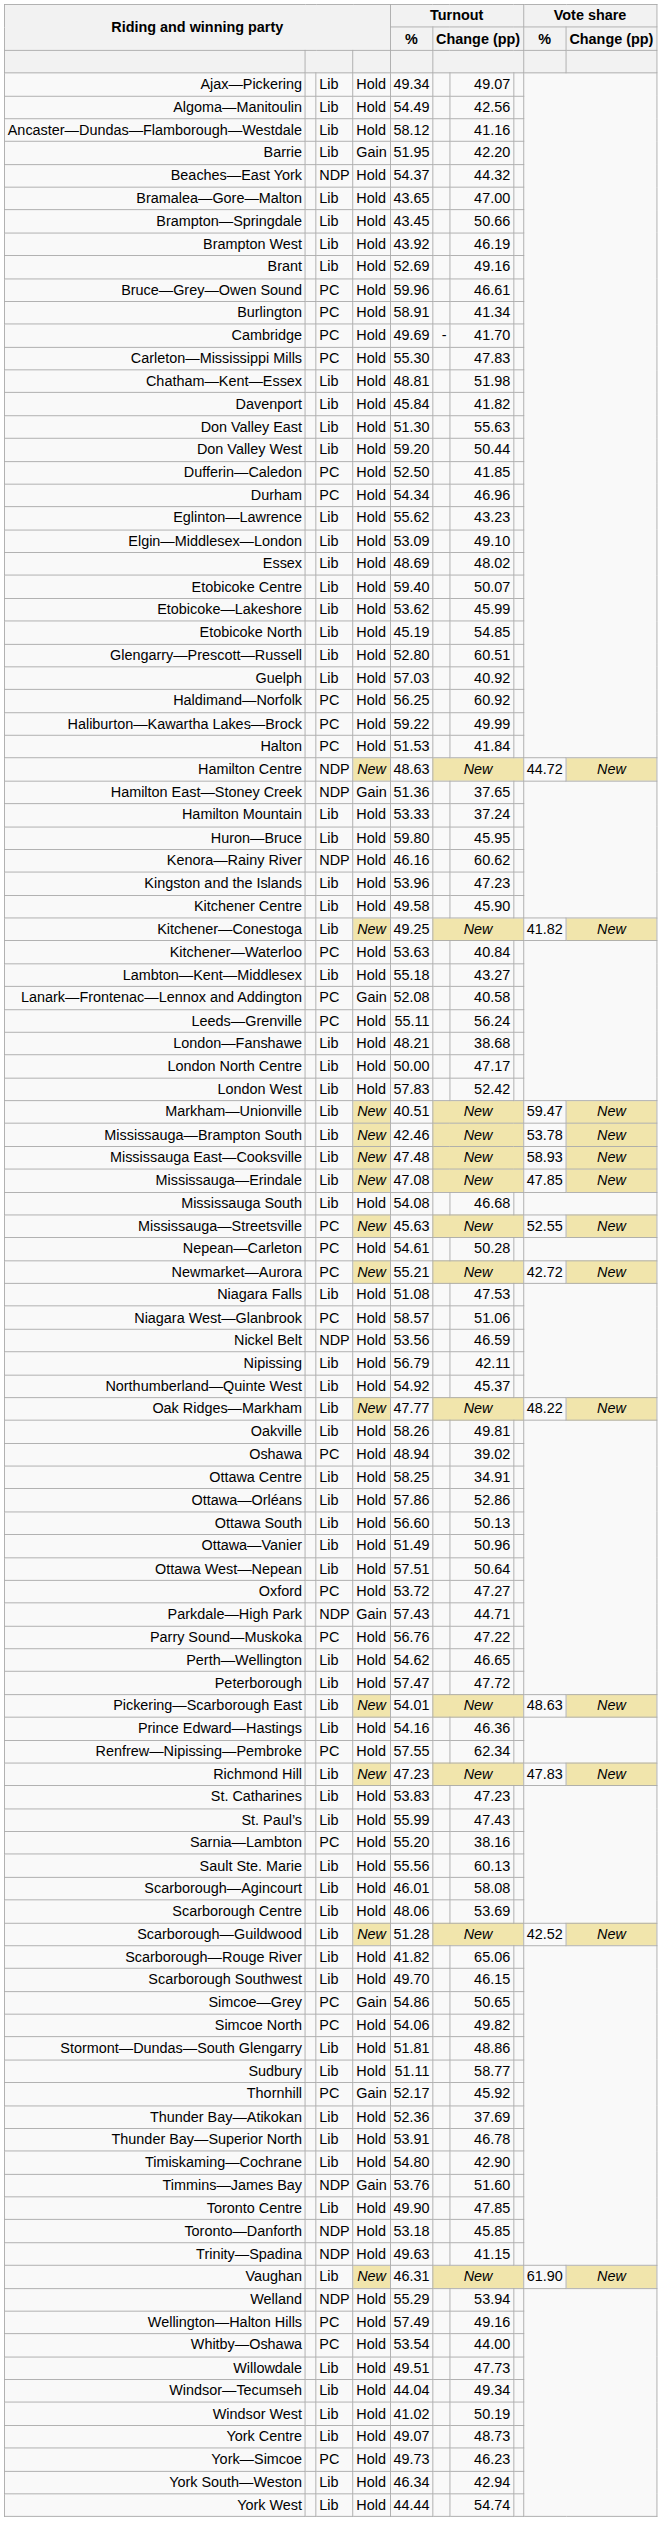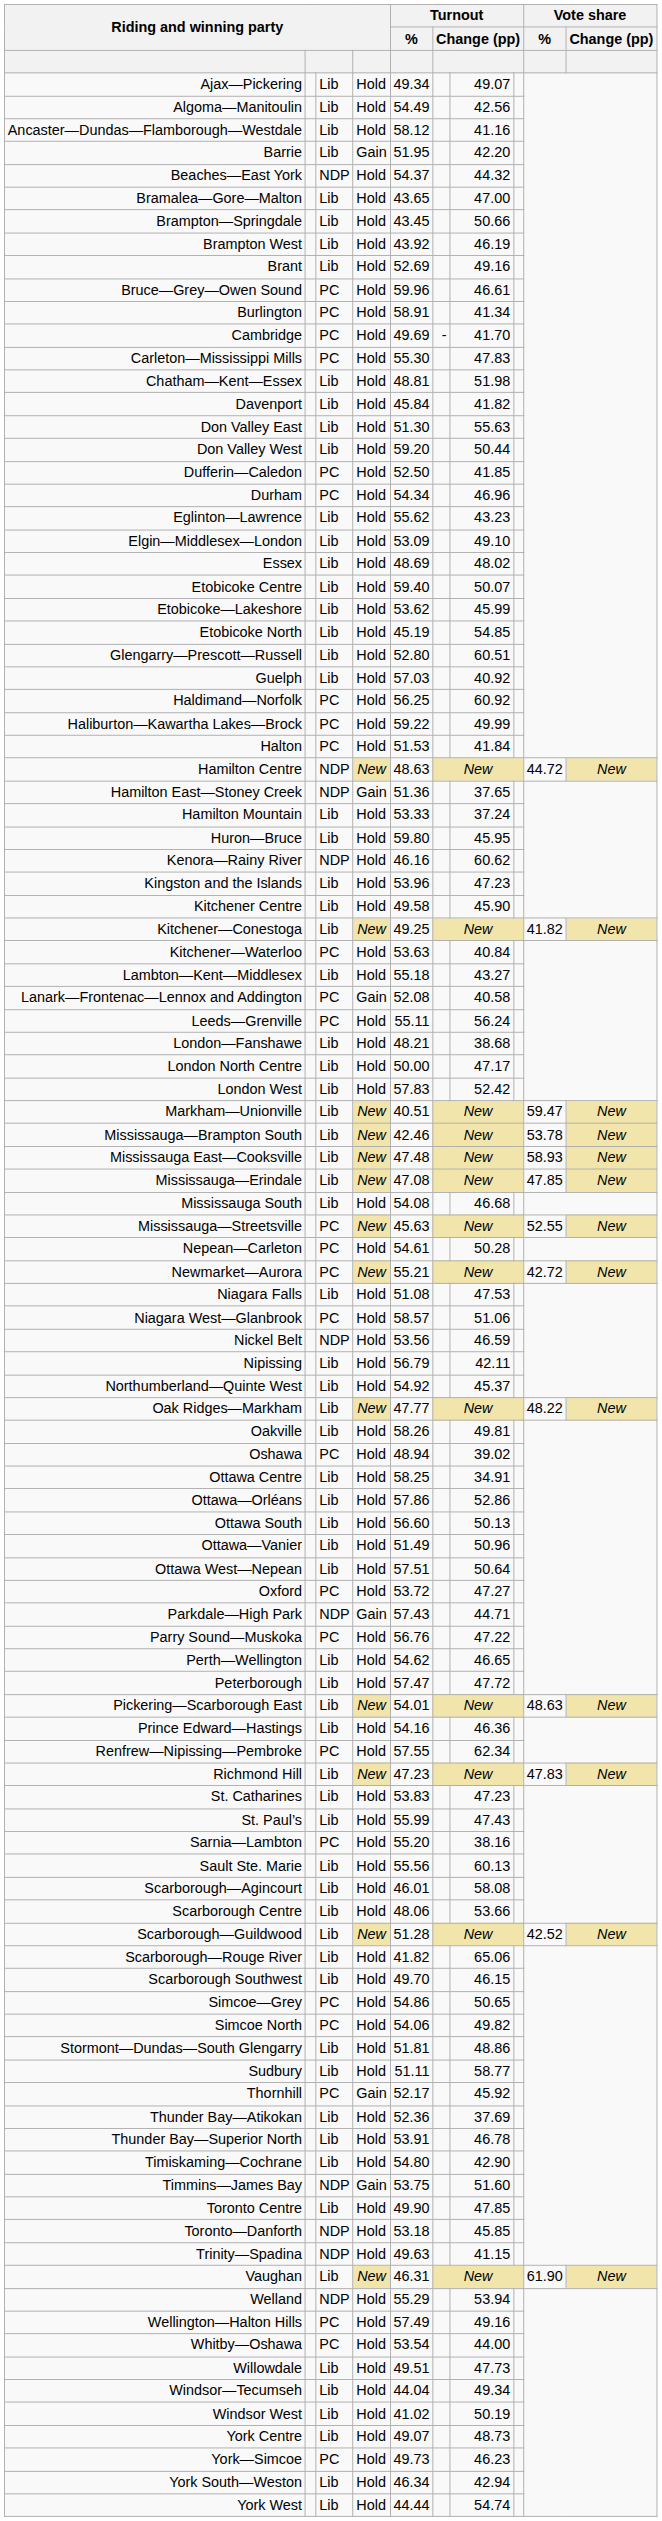(492, 1911) 53.69 -> (492, 1911) 53.66
(372, 2002) Gain -> (371, 2002) Hold
(411, 2185) 53.76 -> (411, 2185) 53.75
